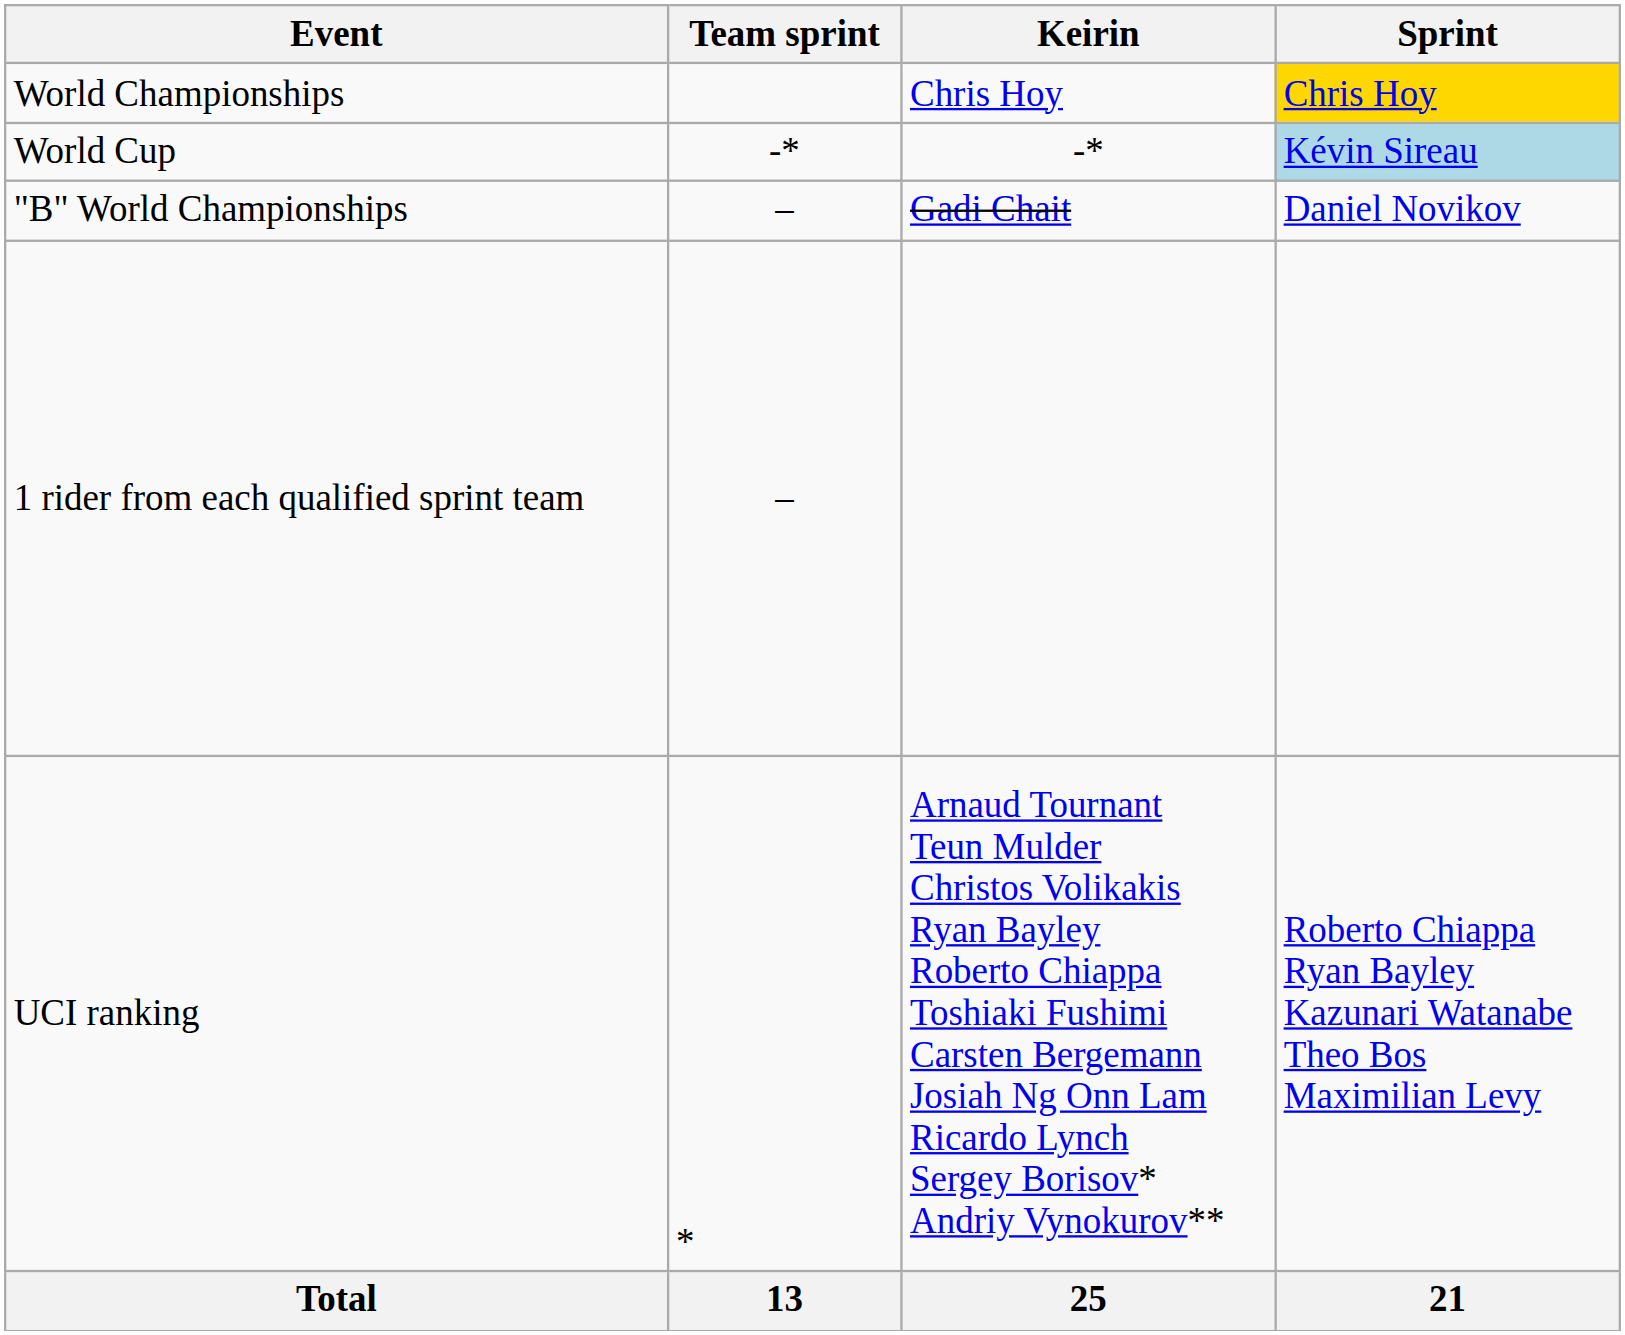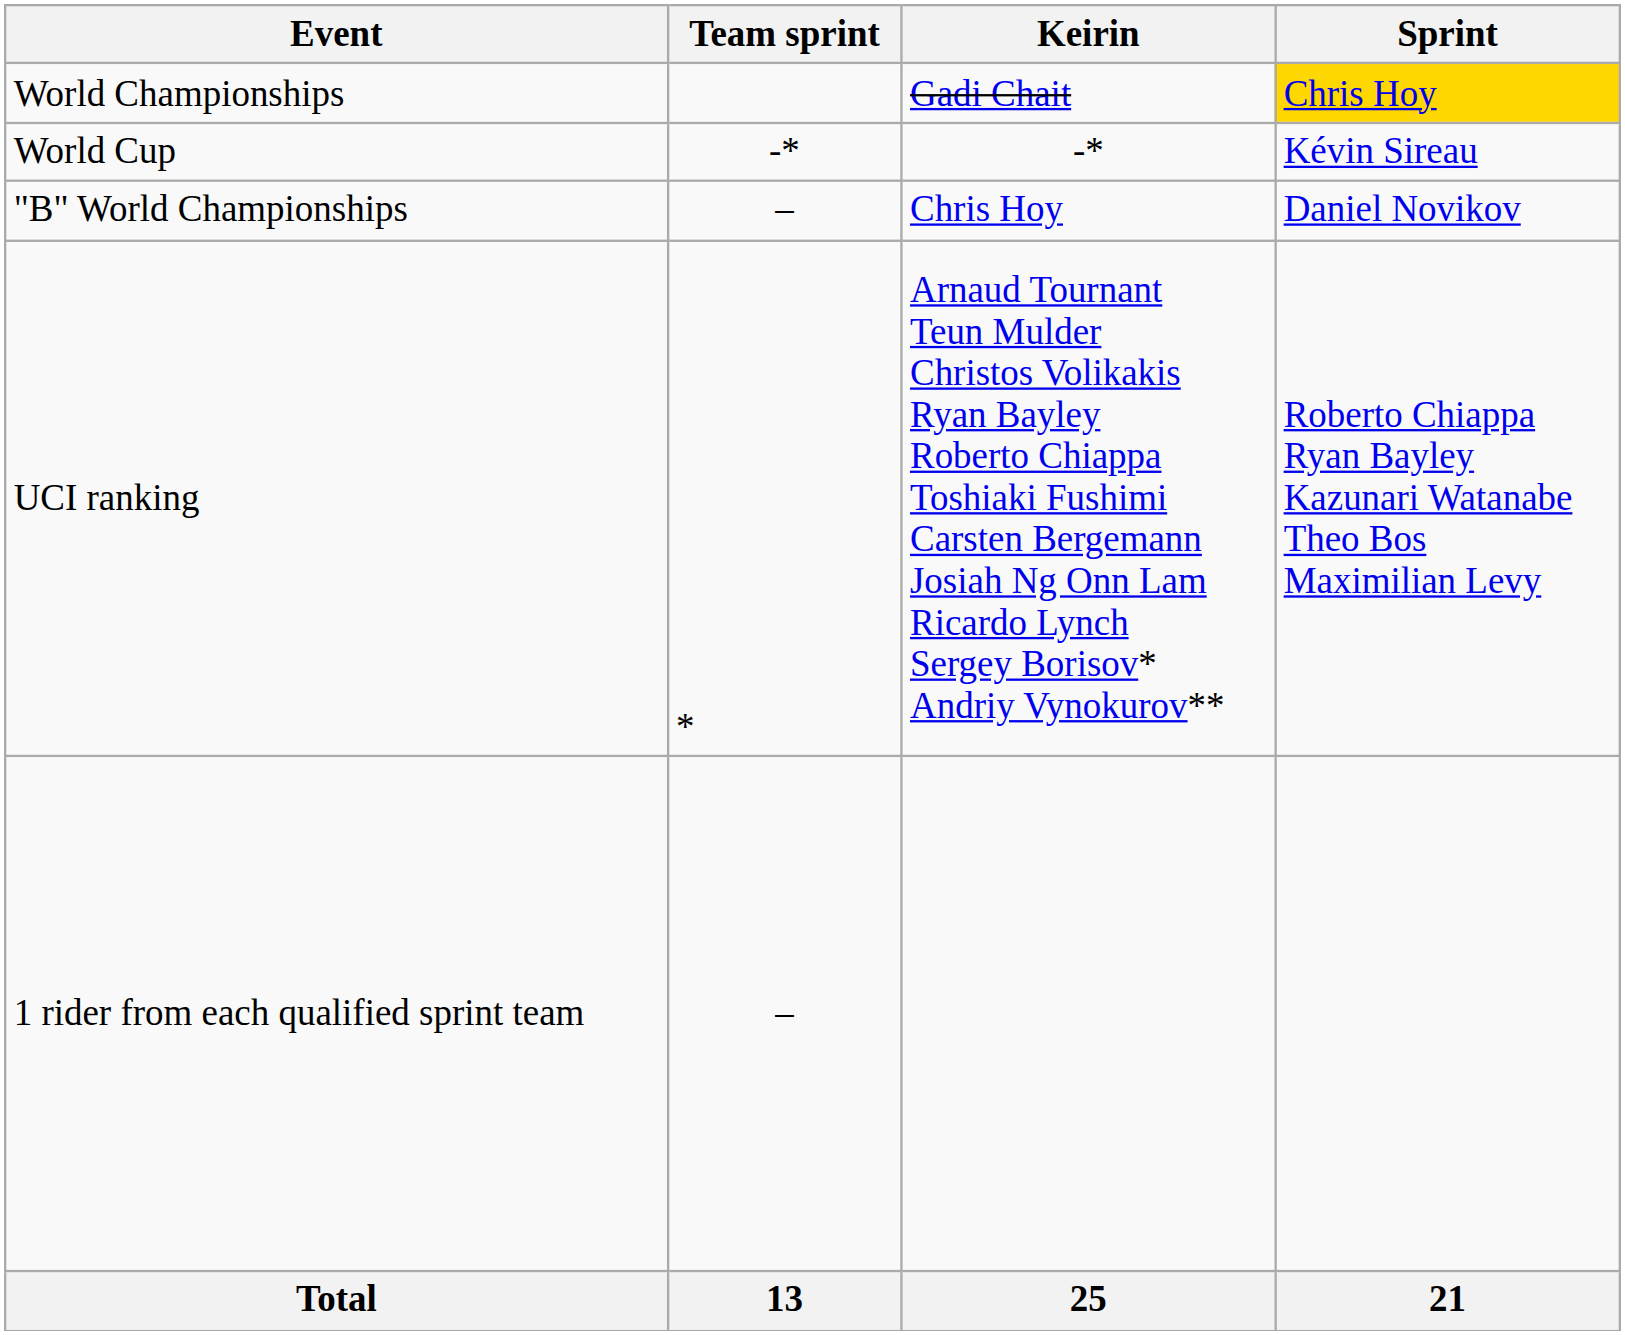(986, 92) Chris Hoy -> (991, 92) Gadi Chait
(1381, 151) lightblue background -> (1381, 151) no background
(991, 209) Gadi Chait -> (986, 209) Chris Hoy
rows swapped: (107, 1012) <-> (299, 496)
